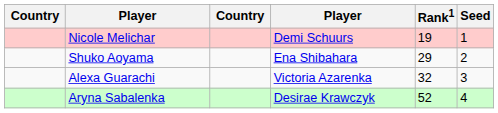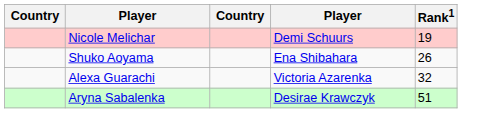- column: (475, 16)
(425, 58) 29 -> (425, 58) 26
(425, 98) 52 -> (425, 98) 51
